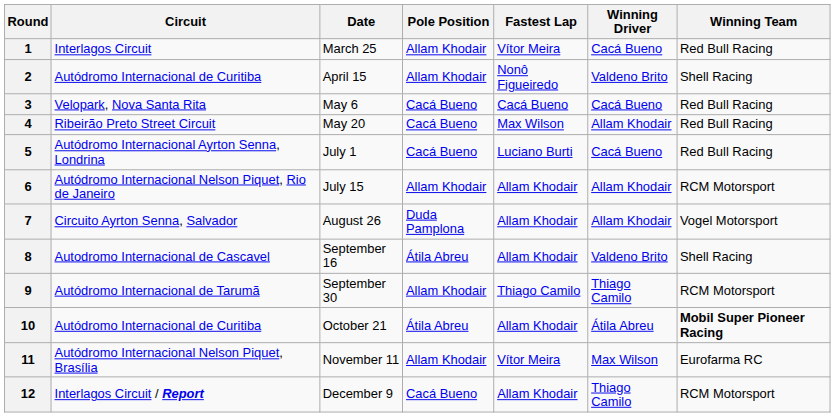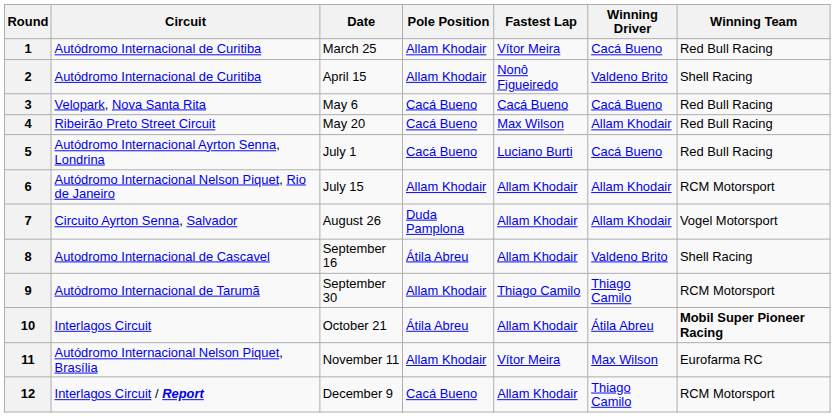(103, 49) Interlagos Circuit -> (158, 49) Autódromo Internacional de Curitiba
(158, 325) Autódromo Internacional de Curitiba -> (103, 325) Interlagos Circuit
